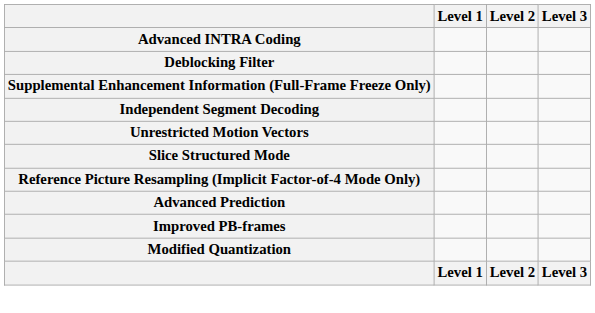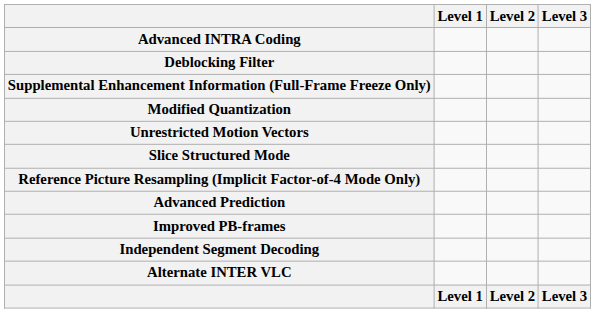rows swapped: (219, 249) <-> (219, 109)
+ row: (219, 272)
